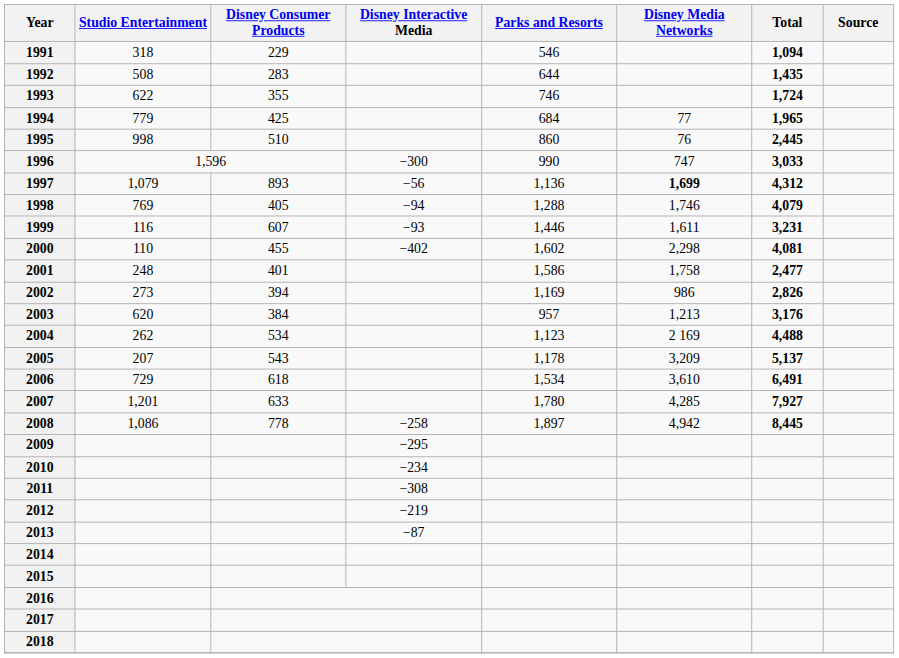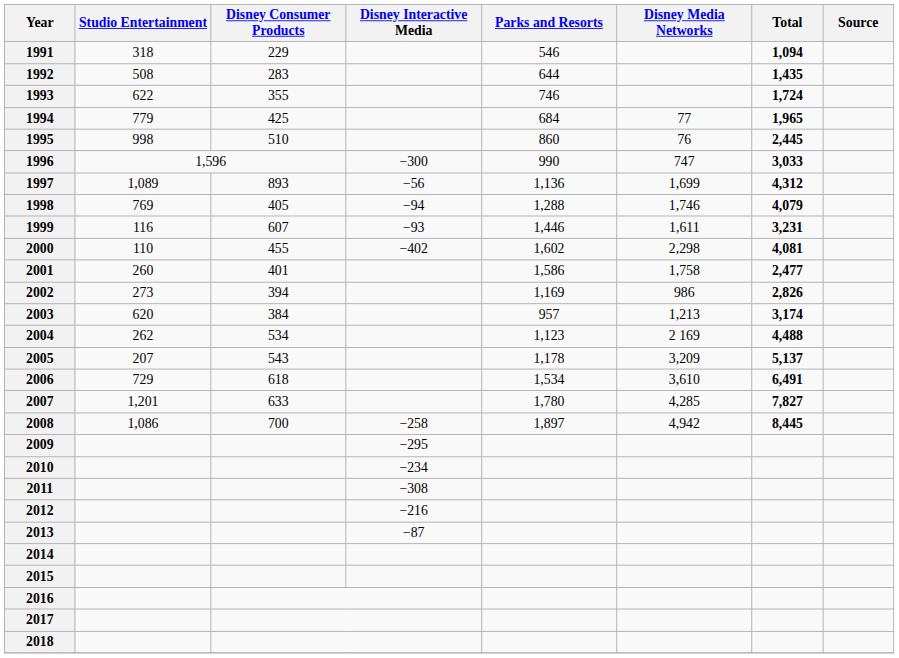(143, 183) 1,079 -> (143, 183) 1,089
(684, 183) bold -> (684, 183) normal
(143, 270) 248 -> (143, 270) 260
(787, 314) 3,176 -> (787, 314) 3,174
(787, 401) 7,927 -> (787, 401) 7,827
(278, 423) 778 -> (278, 423) 700
(414, 510) −219 -> (414, 510) −216
